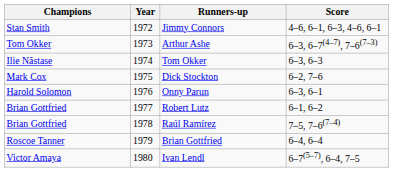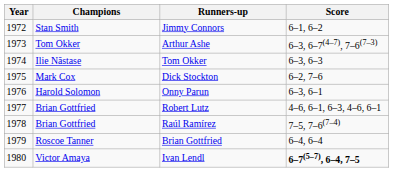columns swapped: (145, 12) <-> (68, 12)
(335, 27) 4–6, 6–1, 6–3, 4–6, 6–1 -> (306, 27) 6–1, 6–2
(306, 107) 6–1, 6–2 -> (335, 107) 4–6, 6–1, 6–3, 4–6, 6–1
(324, 158) normal -> (324, 158) bold
